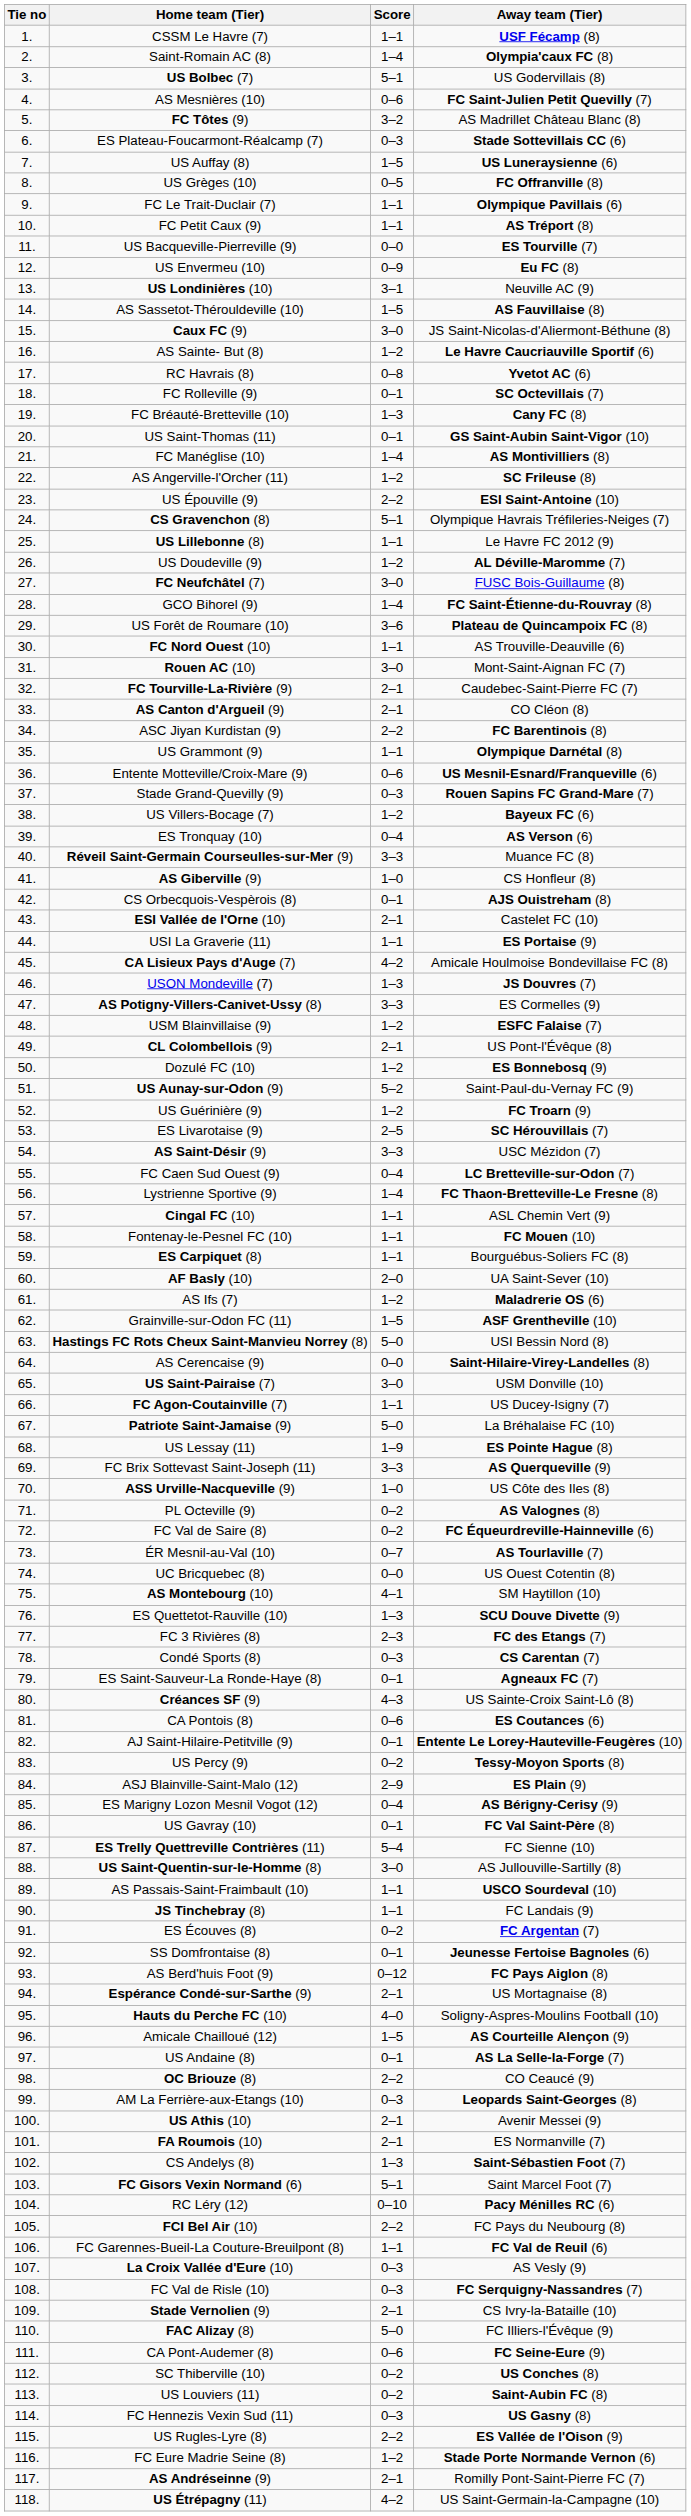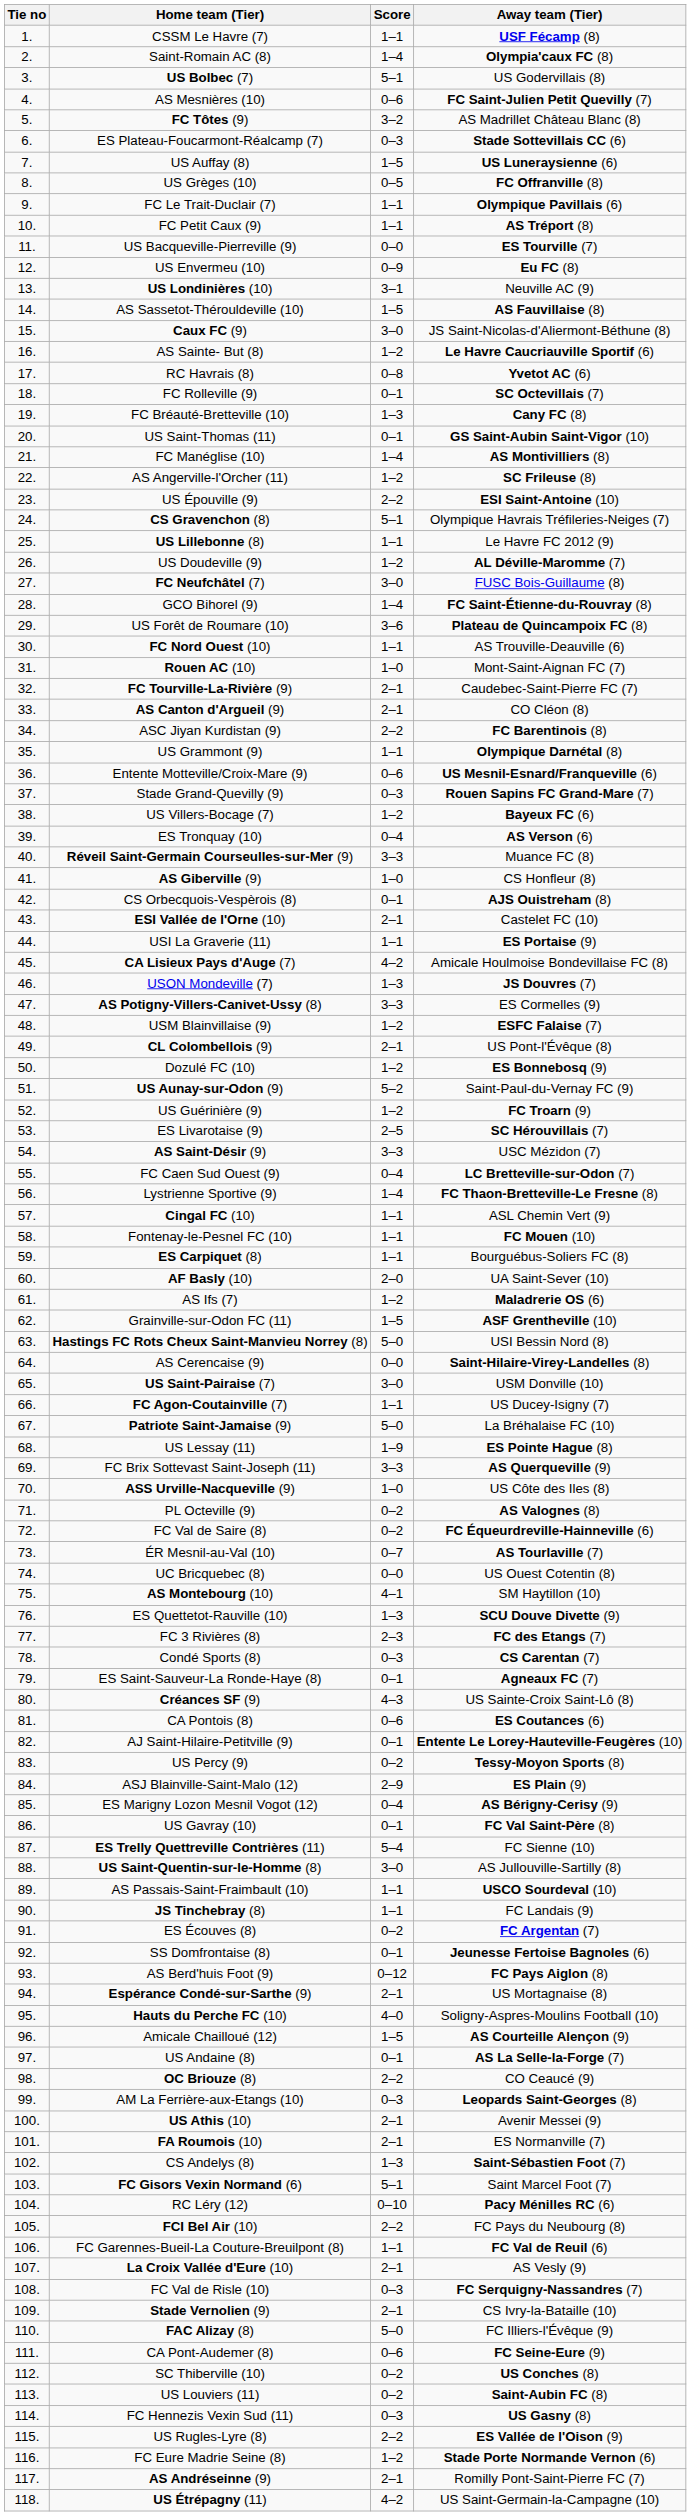(392, 667) 3–0 -> (392, 667) 1–0
(392, 2268) 0–3 -> (392, 2268) 2–1
